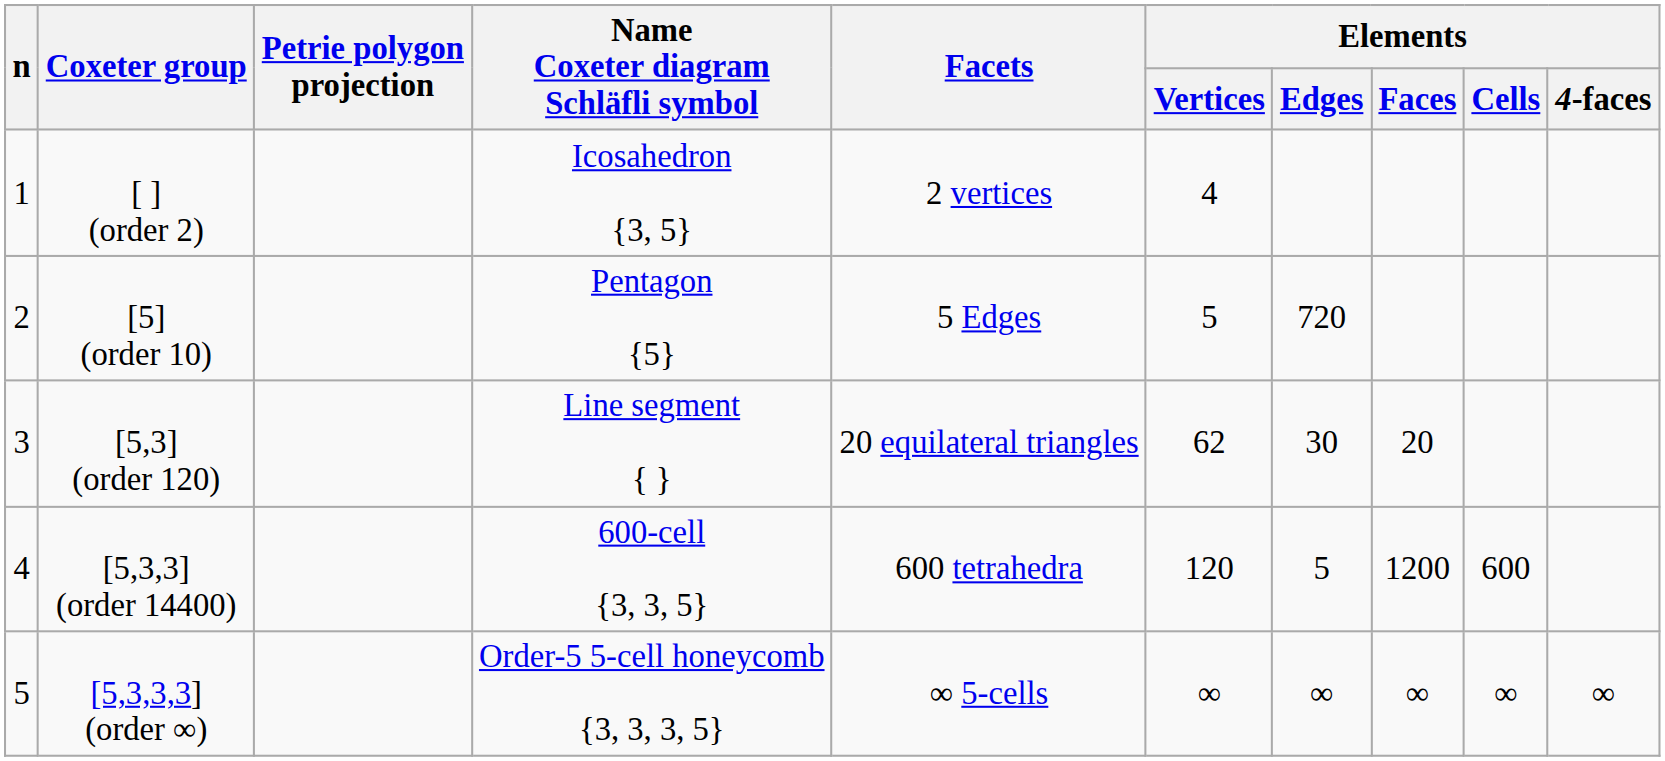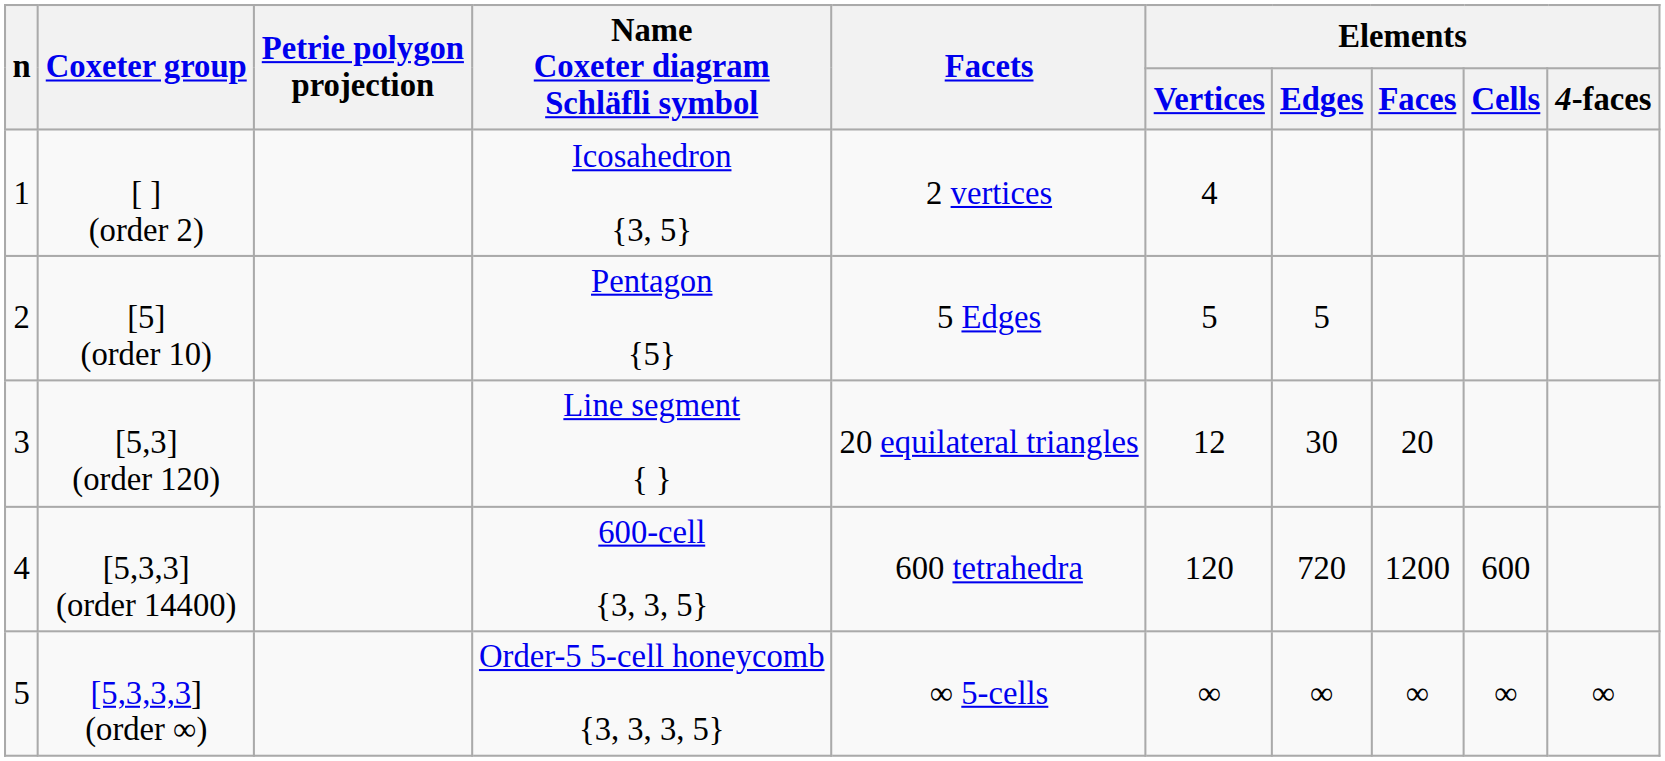(1322, 317) 720 -> (1322, 317) 5
(1209, 442) 62 -> (1209, 442) 12
(1322, 567) 5 -> (1322, 567) 720
